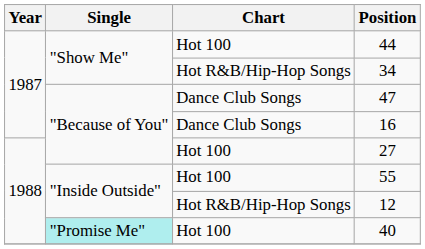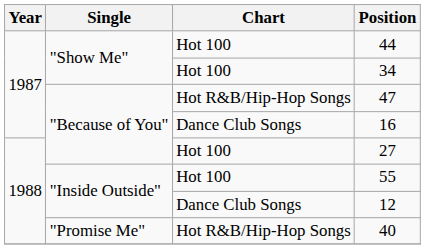(263, 71) Hot R&B/Hip-Hop Songs -> (203, 71) Hot 100
(239, 97) Dance Club Songs -> (263, 97) Hot R&B/Hip-Hop Songs
(263, 204) Hot R&B/Hip-Hop Songs -> (239, 204) Dance Club Songs
(97, 230) paleturquoise background -> (97, 230) no background
(203, 230) Hot 100 -> (263, 230) Hot R&B/Hip-Hop Songs
